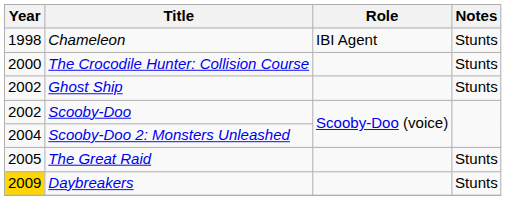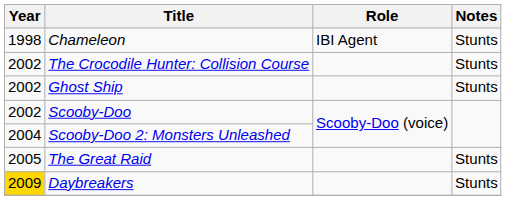(25, 64) 2000 -> (25, 64) 2002
